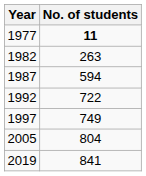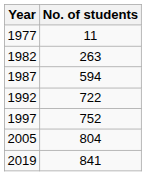(90, 35) bold -> (90, 35) normal
(90, 118) 749 -> (90, 118) 752
